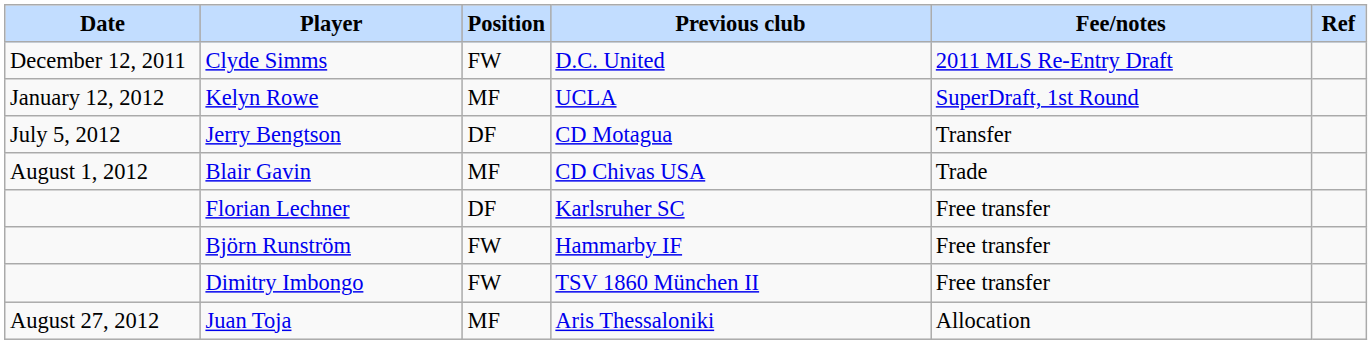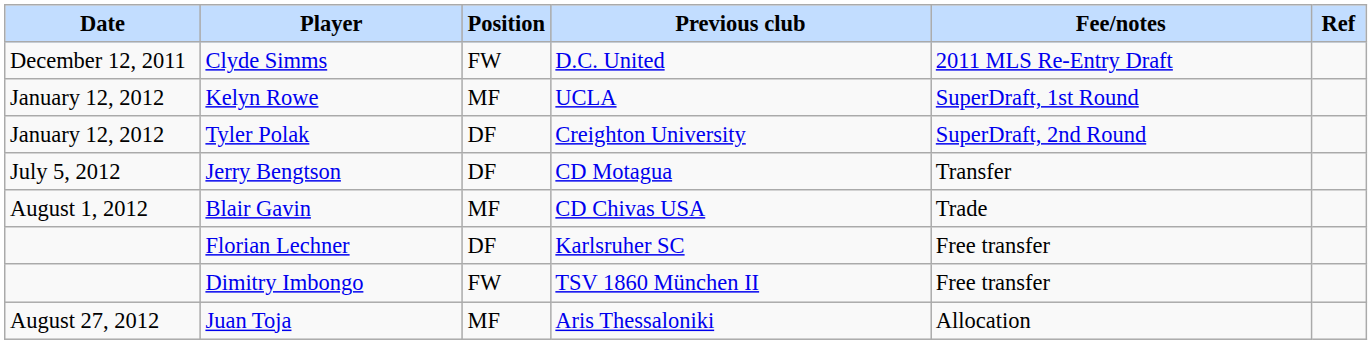+ row: (257, 134)
- row: (278, 245)
